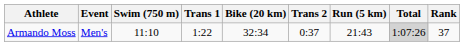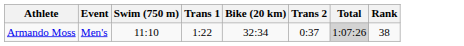- column: (359, 14)
(444, 32) 37 -> (384, 32) 38
